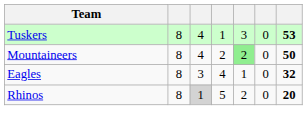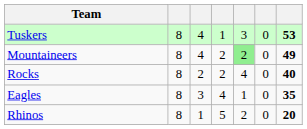(289, 54) 50 -> (289, 54) 49
+ row: (23, 74)
(289, 74) 32 -> (289, 94) 35
(201, 94) lightgrey background -> (201, 114) no background
